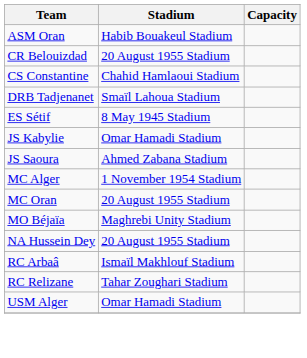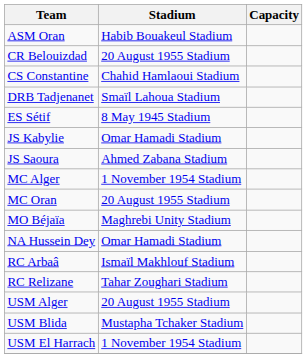(165, 240) 20 August 1955 Stadium -> (161, 240) Omar Hamadi Stadium
(161, 302) Omar Hamadi Stadium -> (165, 302) 20 August 1955 Stadium
+ row: (37, 323)
+ row: (51, 343)
